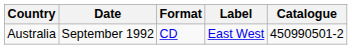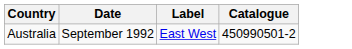- column: (181, 14)
